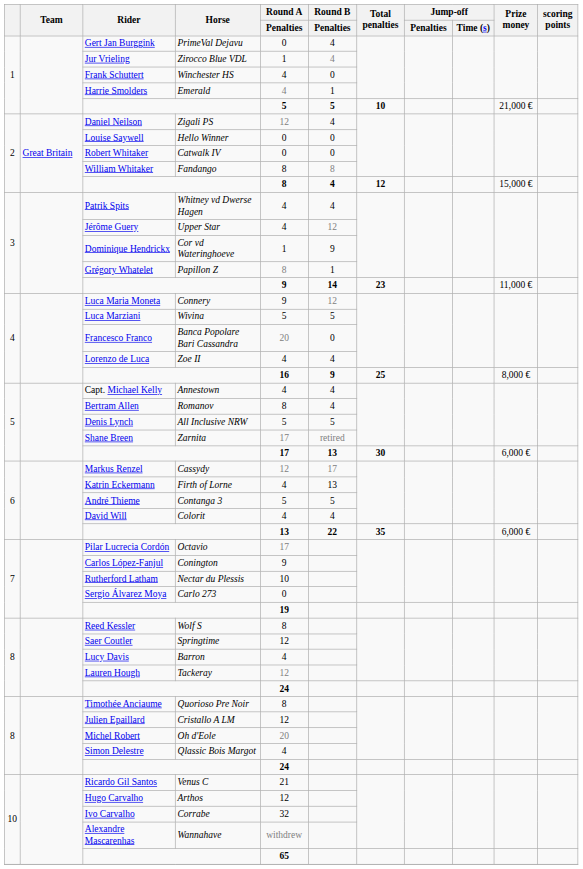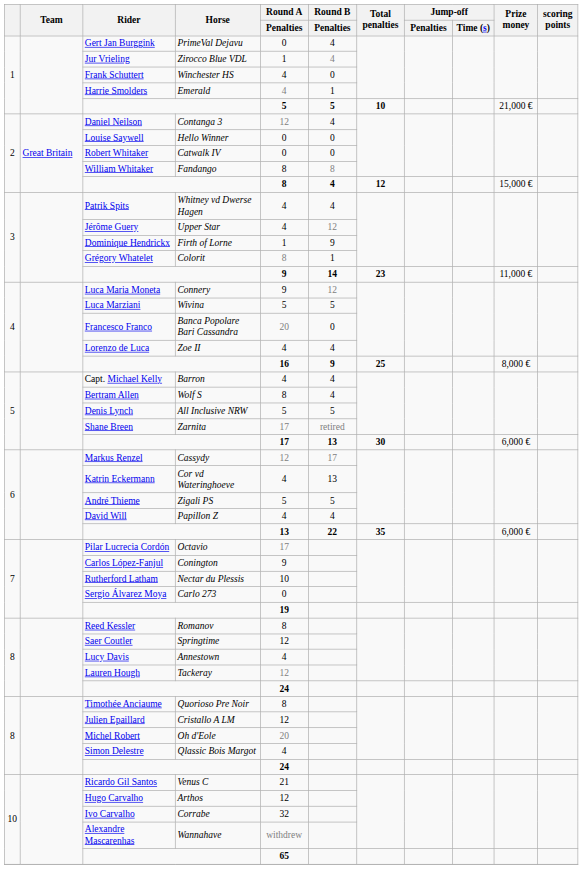(195, 122) Zigali PS -> (200, 122) Contanga 3
(206, 249) Cor vd Wateringhoeve -> (205, 243) Firth of Lorne
(198, 270) Papillon Z -> (191, 259) Colorit
(198, 391) Annestown -> (191, 380) Barron
(195, 406) Romanov -> (190, 395) Wolf S
(205, 485) Firth of Lorne -> (206, 479) Cor vd Wateringhoeve
(200, 500) Contanga 3 -> (195, 500) Zigali PS
(191, 516) Colorit -> (198, 516) Papillon Z
(190, 626) Wolf S -> (195, 626) Romanov
(191, 657) Barron -> (198, 657) Annestown
